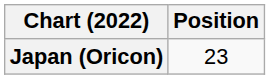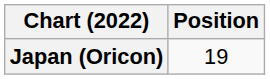(216, 56) 23 -> (216, 56) 19
